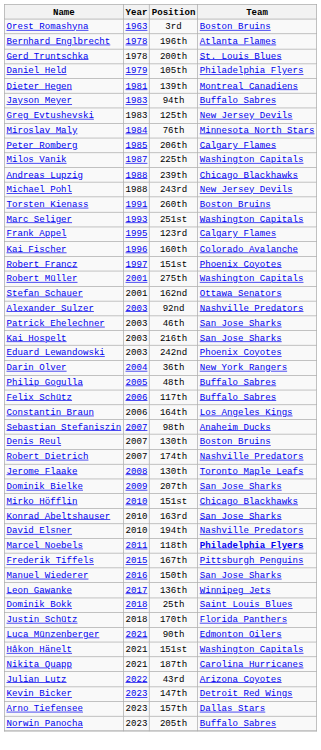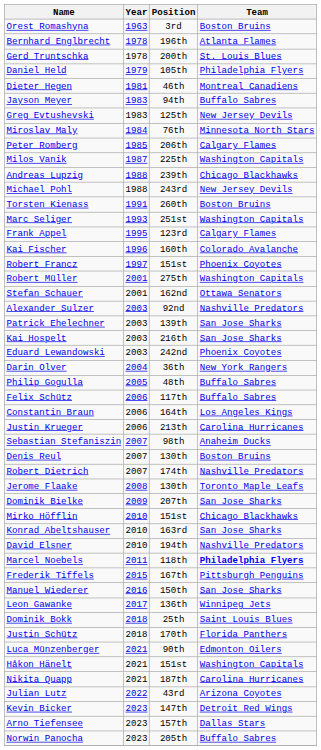(174, 86) 139th -> (174, 86) 46th
(174, 323) 46th -> (174, 323) 139th
+ row: (45, 427)
